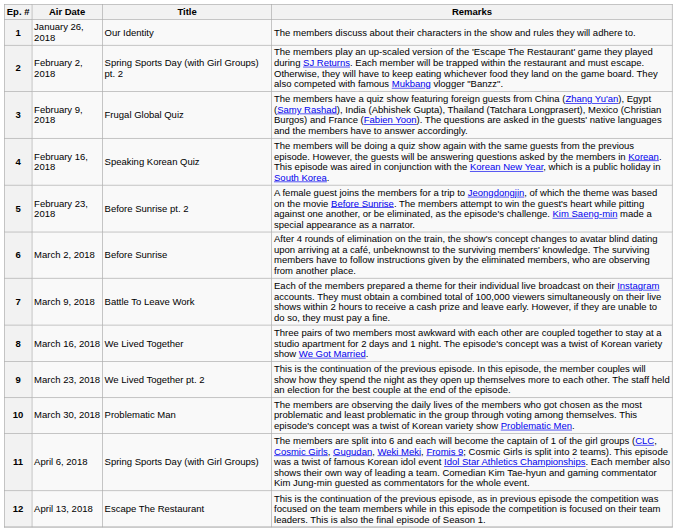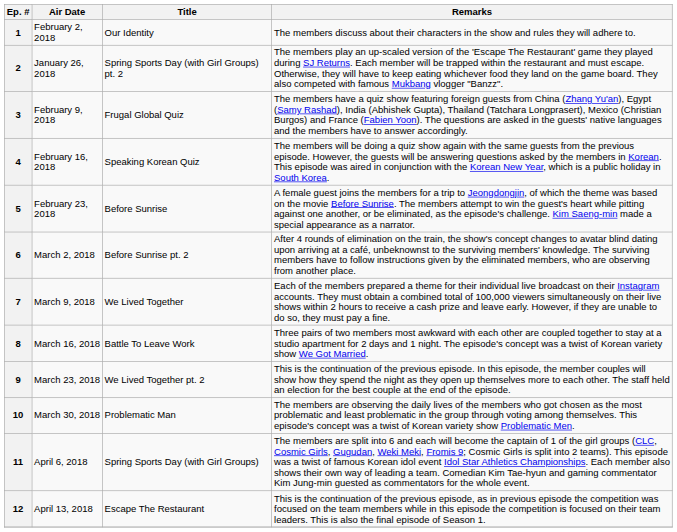(59, 33) January 26, 2018 -> (58, 33) February 2, 2018
(58, 69) February 2, 2018 -> (59, 69) January 26, 2018
(147, 209) Before Sunrise pt. 2 -> (136, 209) Before Sunrise
(136, 255) Before Sunrise -> (147, 255) Before Sunrise pt. 2
(150, 302) Battle To Leave Work -> (144, 302) We Lived Together
(144, 344) We Lived Together -> (150, 344) Battle To Leave Work
